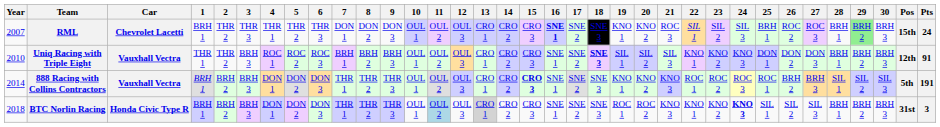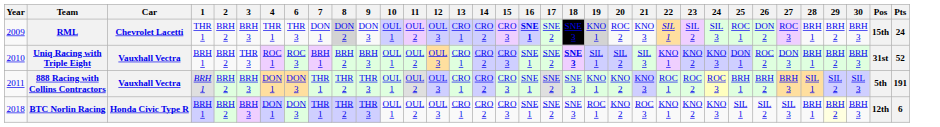- column: (296, 11)
(16, 32) 2007 -> (16, 32) 2009
(203, 32) BRH 1 -> (203, 32) THR 1
(226, 32) THR 2 -> (226, 32) BRH 2
(249, 32) THR 3 -> (249, 32) BRH 3
(368, 32) no background -> (344, 32) lightgrey background
(622, 32) no background -> (596, 32) lightgrey background
(646, 32) KNO 2 -> (620, 32) ROC 2
(670, 32) ROC 3 -> (644, 32) KNO 3
(767, 32) BRH 1 -> (741, 32) ROC 1
(791, 32) ROC 2 -> (765, 32) DON 2
(862, 32) lightgreen background -> (835, 32) no background
(203, 57) THR 1 -> (203, 57) BRH 1
(226, 57) THR 2 -> (226, 57) BRH 2
(249, 57) BRH 3 -> (249, 57) THR 3
(791, 57) DON 2 -> (765, 57) ROC 2
(907, 57) 12th -> (881, 57) 31st
(927, 57) 91 -> (900, 57) 52
(16, 83) 2014 -> (16, 83) 2011
(532, 83) bold -> (507, 83) normal
(767, 83) ROC 1 -> (741, 83) BRH 1
(439, 109) lightblue background -> (415, 109) no background
(485, 109) lightgrey background -> (461, 109) no background
(646, 109) ROC 2 -> (620, 109) KNO 2
(670, 109) KNO 3 -> (644, 109) ROC 3
(743, 109) bold -> (716, 109) normal
(862, 109) no background -> (835, 109) lightyellow background
(907, 109) 31st -> (881, 109) 12th
(927, 109) 3 -> (900, 109) 6
